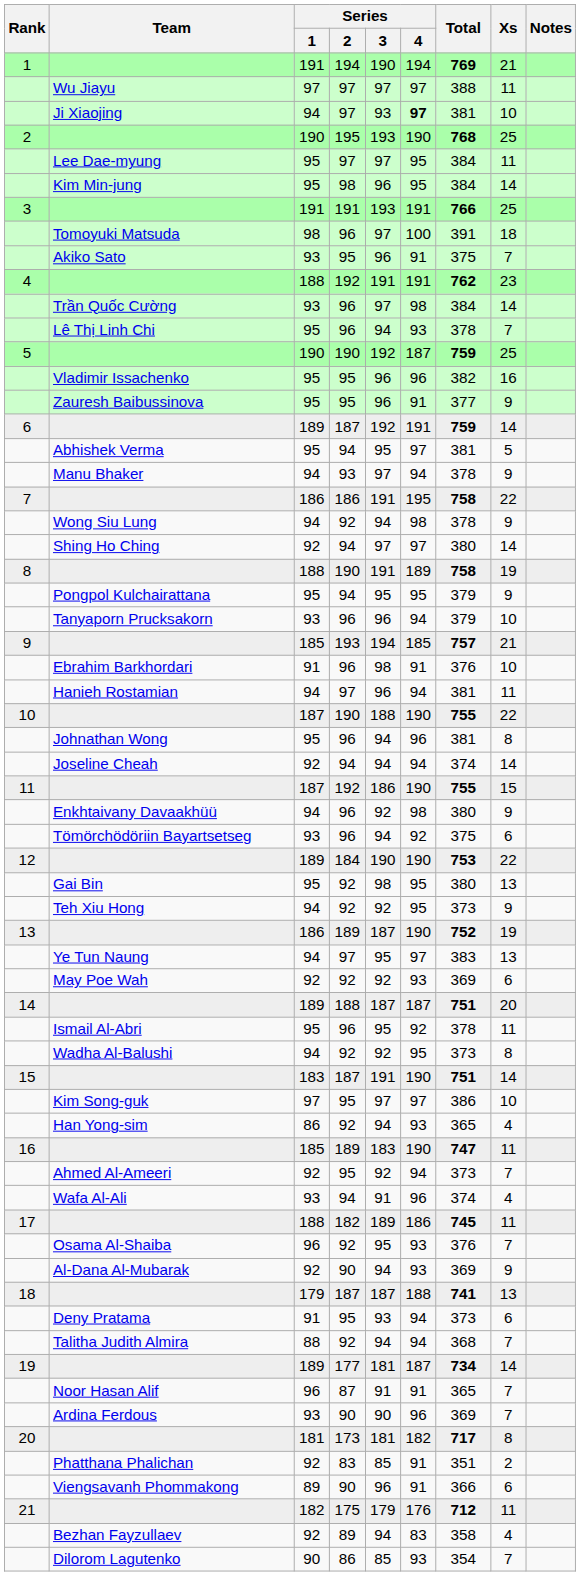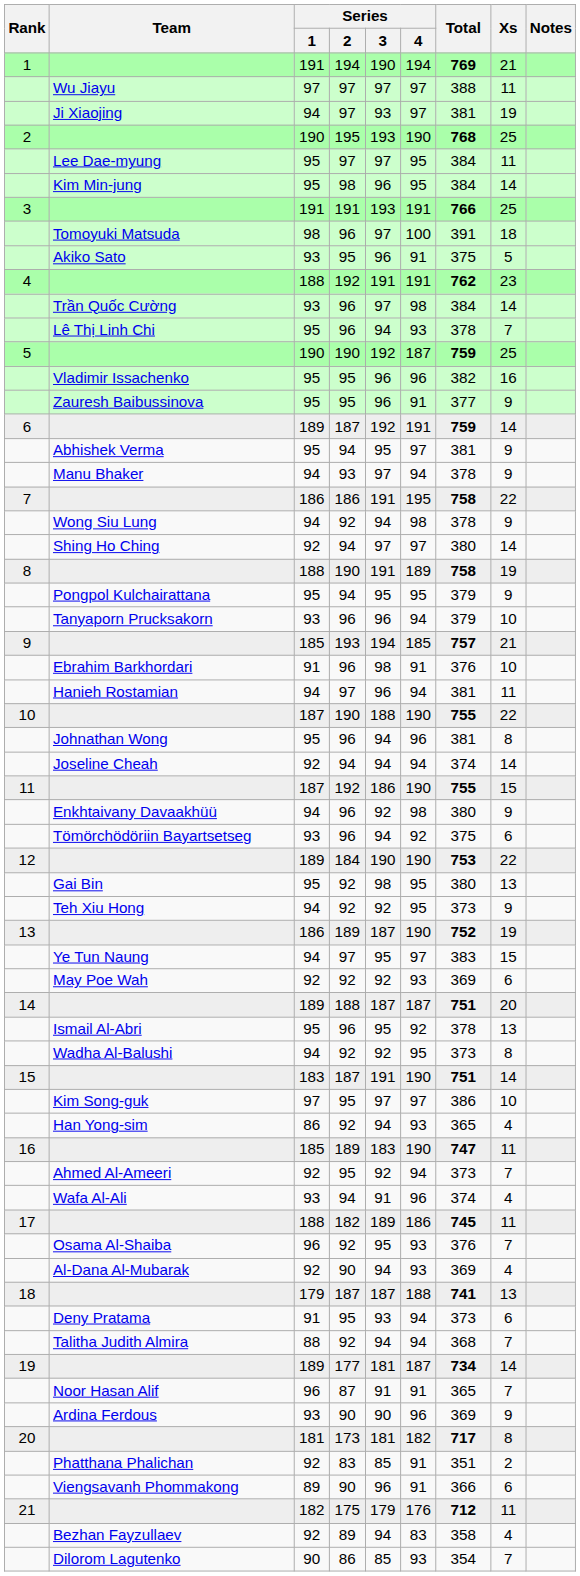(418, 112) bold -> (418, 112) normal
(508, 112) 10 -> (508, 112) 19
(508, 257) 7 -> (508, 257) 5
(508, 450) 5 -> (508, 450) 9
(508, 956) 13 -> (508, 956) 15
(508, 1029) 11 -> (508, 1029) 13
(508, 1270) 9 -> (508, 1270) 4
(508, 1414) 7 -> (508, 1414) 9
